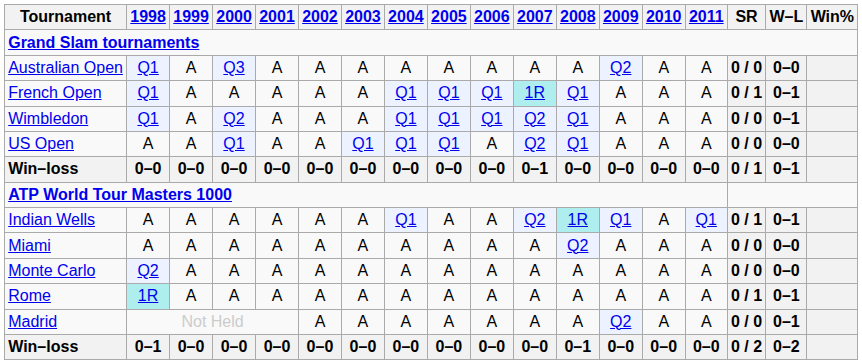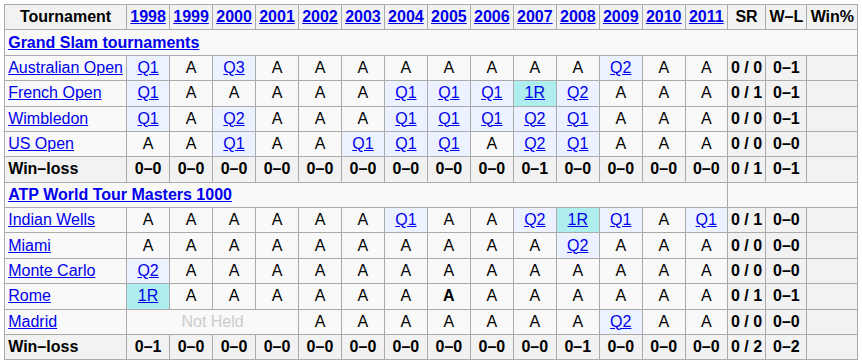(786, 67) 0–0 -> (786, 67) 0–1
(578, 93) Q1 -> (578, 93) Q2
(786, 220) 0–1 -> (786, 220) 0–0
(449, 296) normal -> (449, 296) bold
(786, 321) 0–1 -> (786, 321) 0–0
